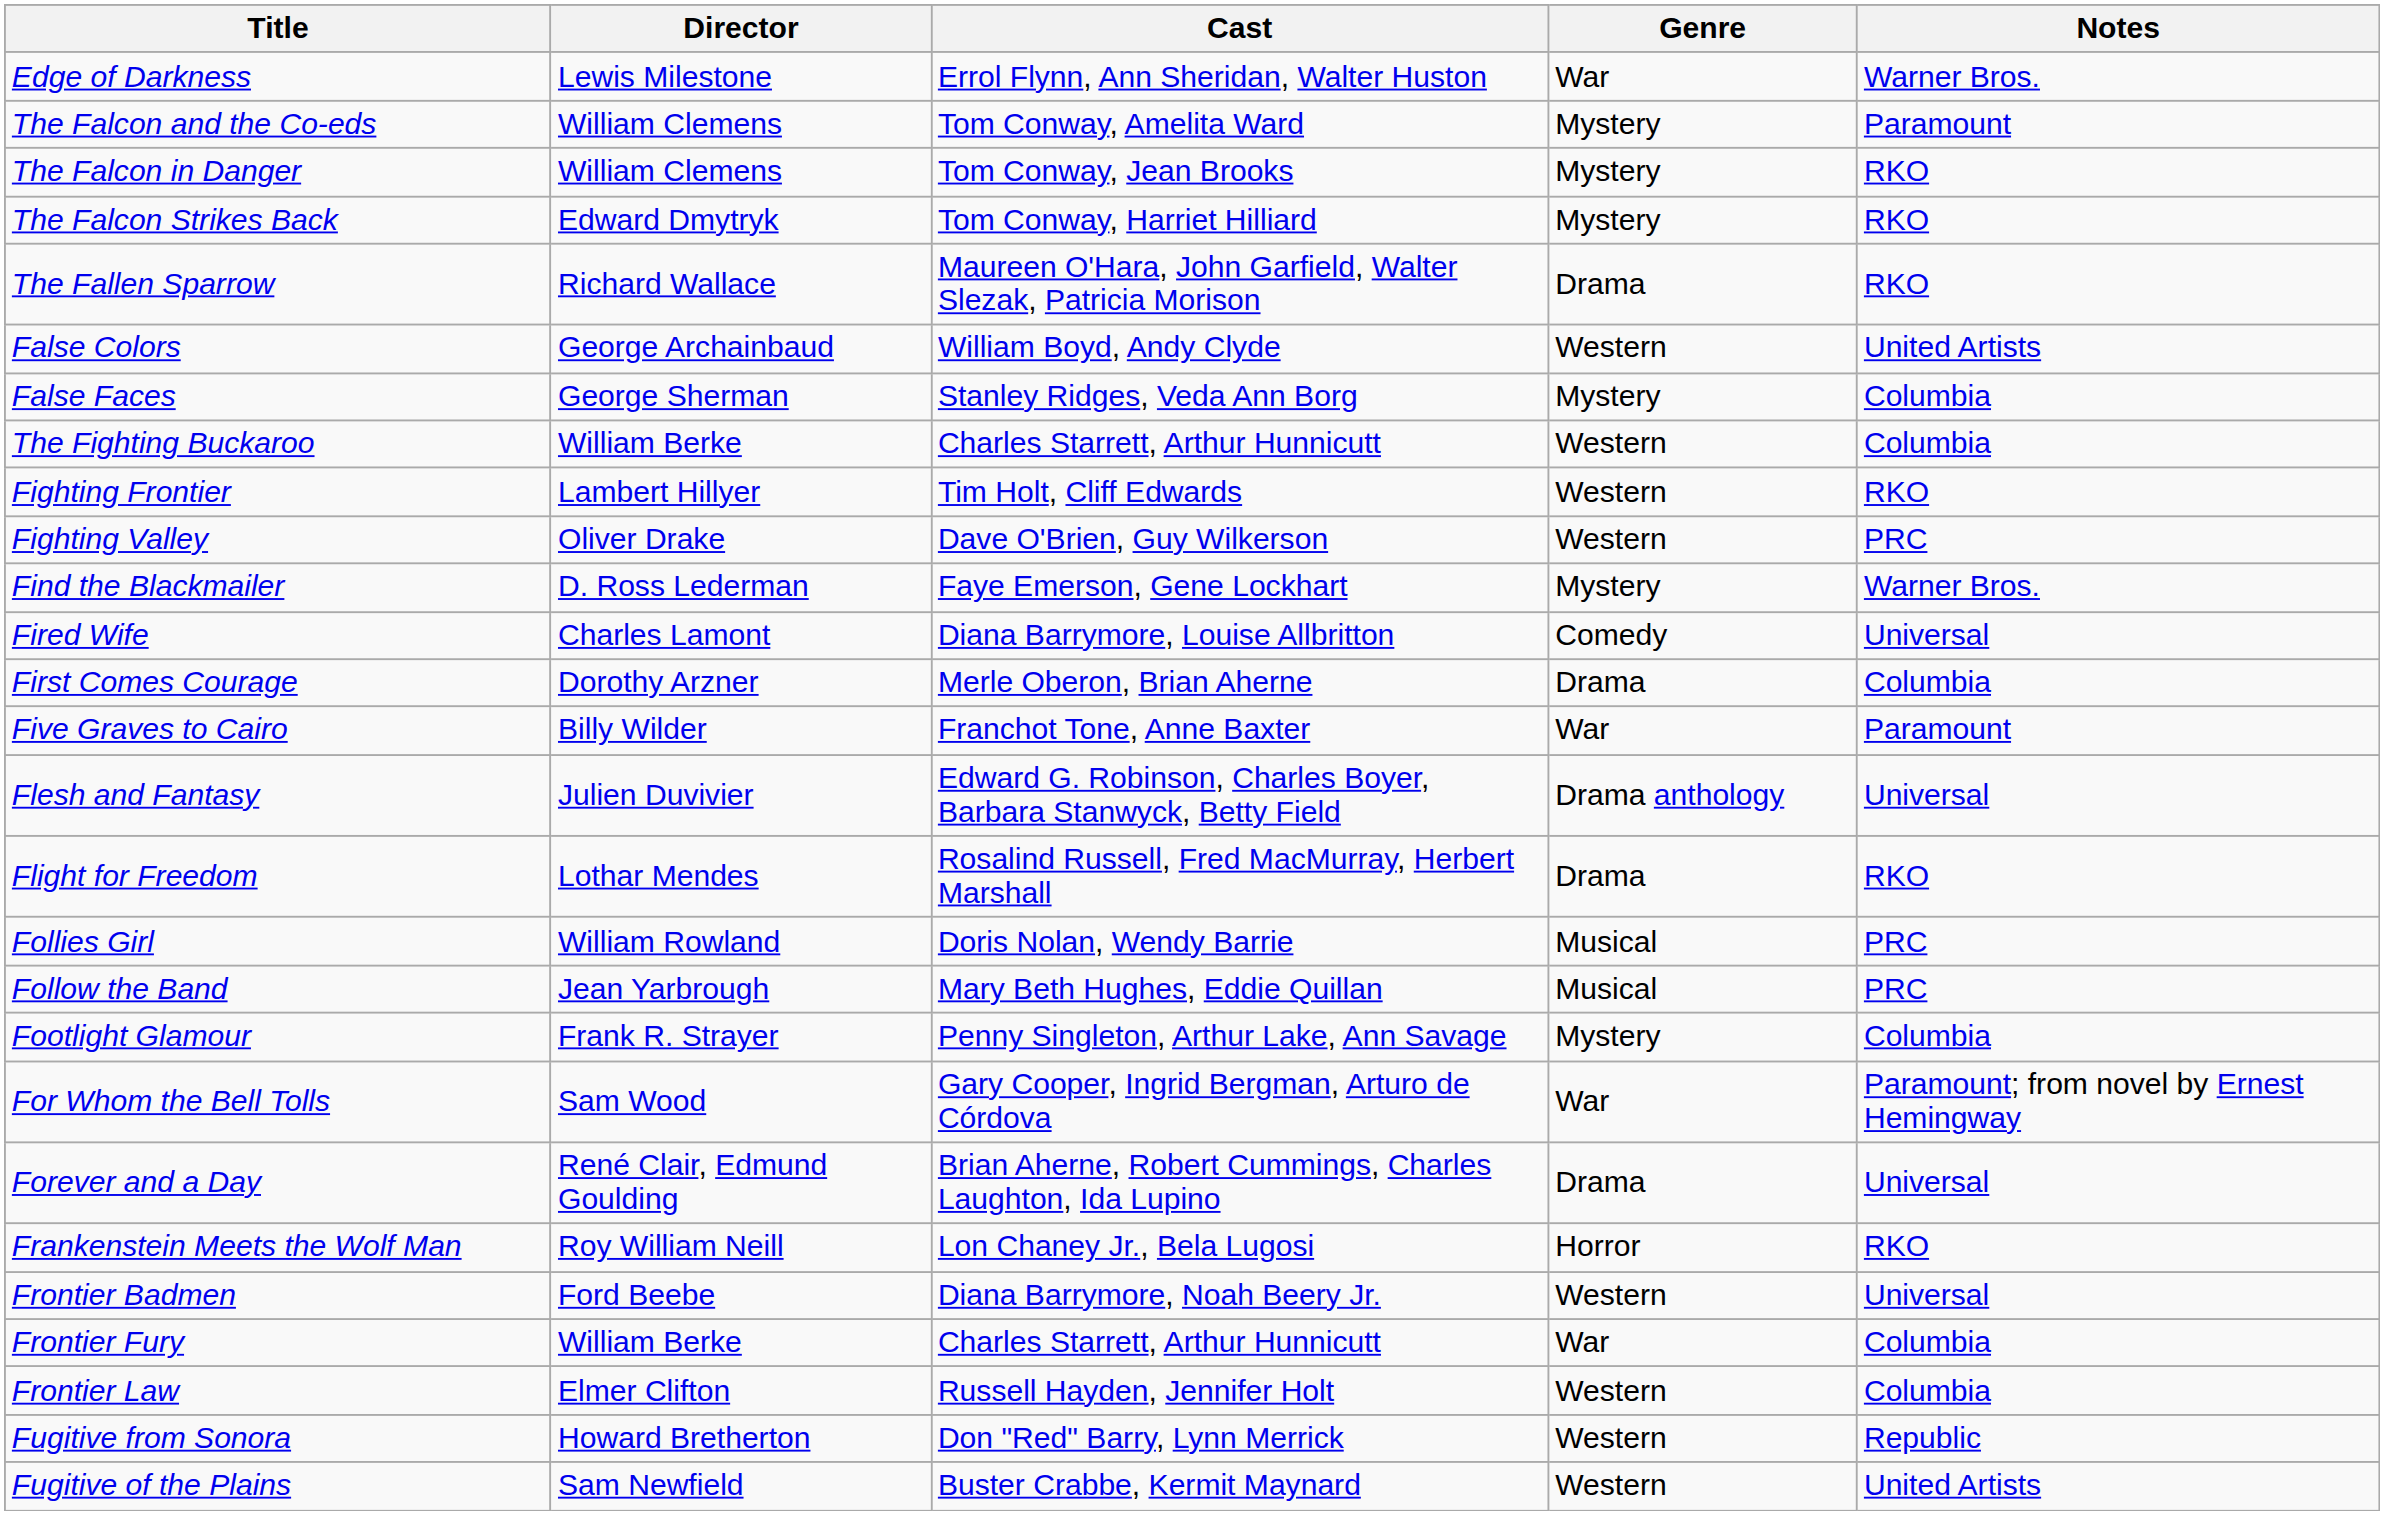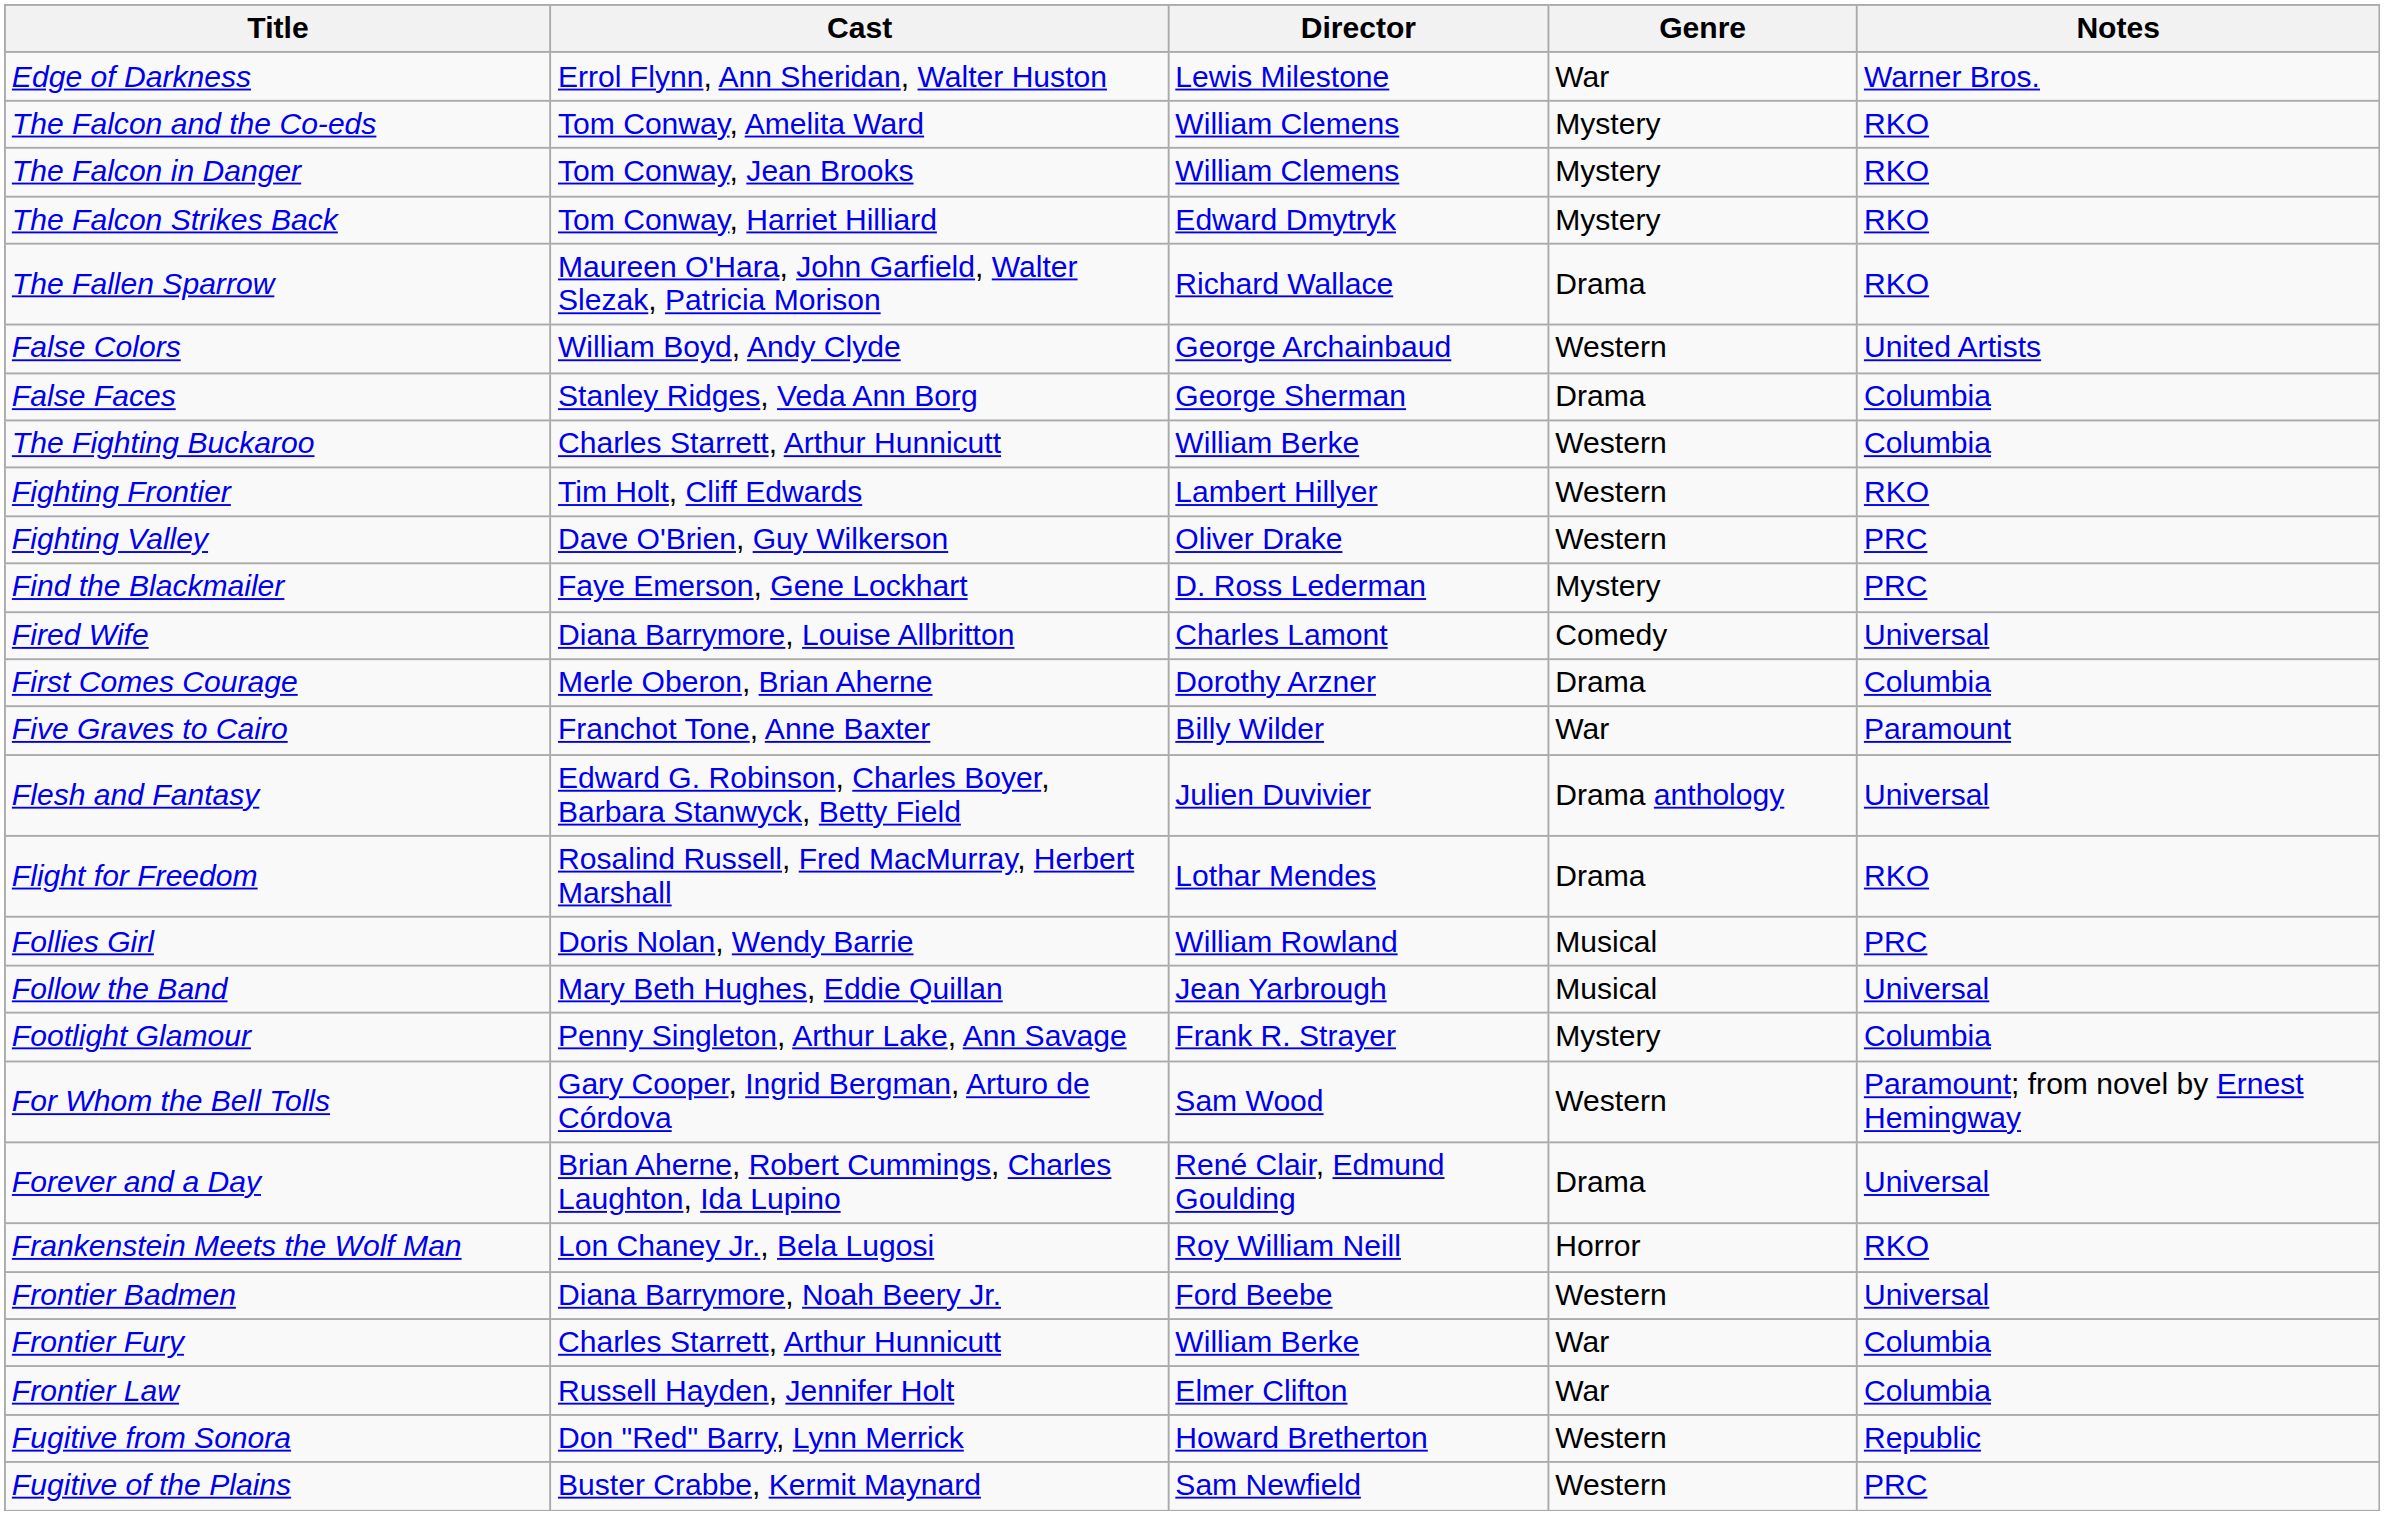columns swapped: (741, 28) <-> (1240, 28)
(1937, 123) Paramount -> (1896, 123) RKO
(1608, 396) Mystery -> (1600, 396) Drama
(1952, 586) Warner Bros. -> (1896, 586) PRC
(1896, 988) PRC -> (1927, 988) Universal
(1582, 1100) War -> (1611, 1100) Western
(1611, 1390) Western -> (1582, 1390) War
(1953, 1485) United Artists -> (1896, 1485) PRC
